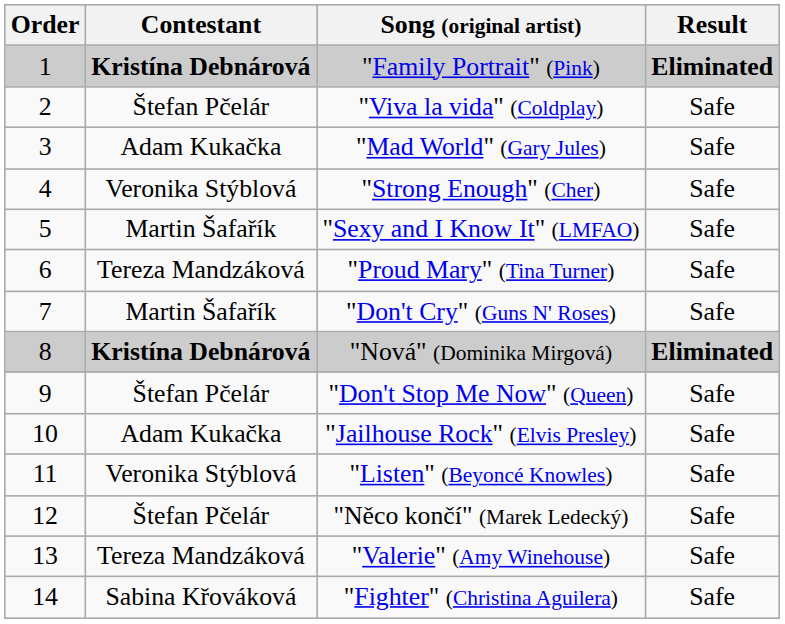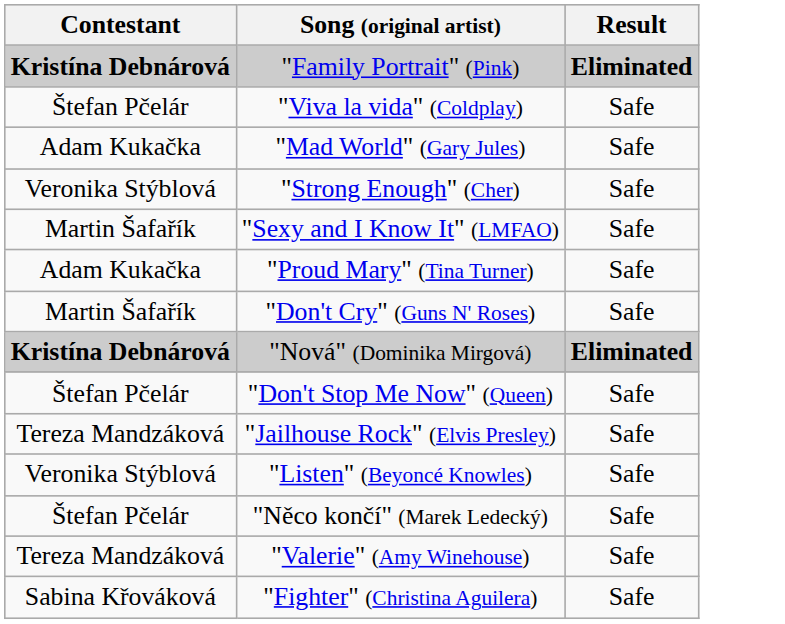- column: (45, 24)
(201, 270) Tereza Mandzáková -> (120, 270) Adam Kukačka
(201, 433) Adam Kukačka -> (120, 433) Tereza Mandzáková
